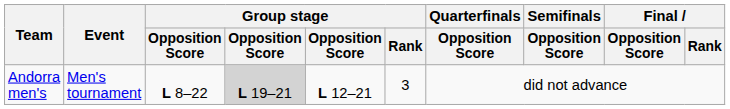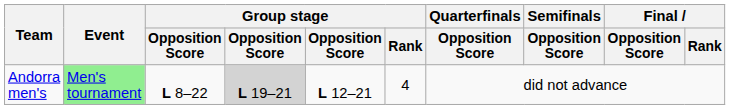(104, 85) no background -> (104, 85) lightgreen background
(405, 85) 3 -> (405, 85) 4
